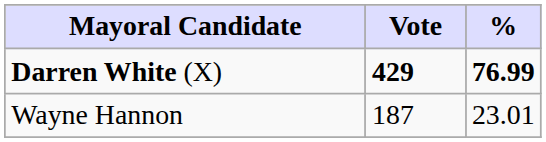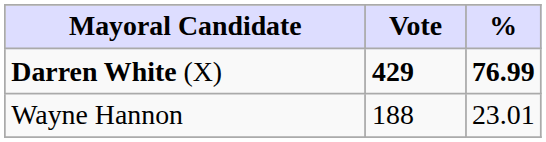(393, 114) 187 -> (393, 114) 188
